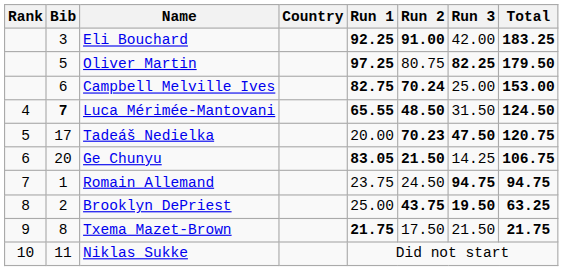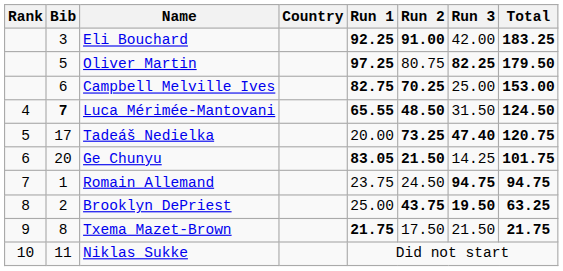(423, 88) 70.24 -> (423, 88) 70.25
(423, 135) 70.23 -> (423, 135) 73.25
(473, 135) 47.50 -> (473, 135) 47.40
(528, 159) 106.75 -> (528, 159) 101.75
